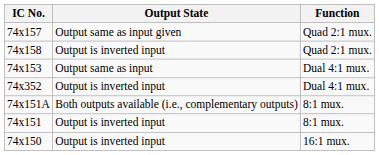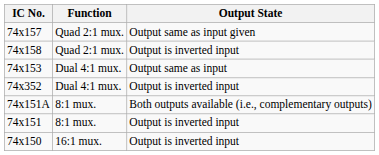columns swapped: (337, 13) <-> (176, 13)
